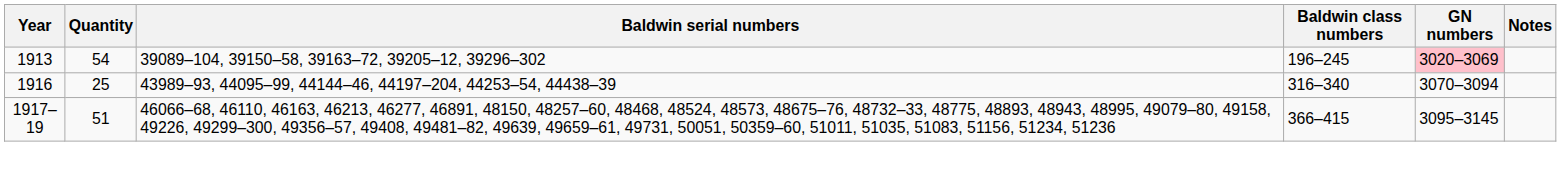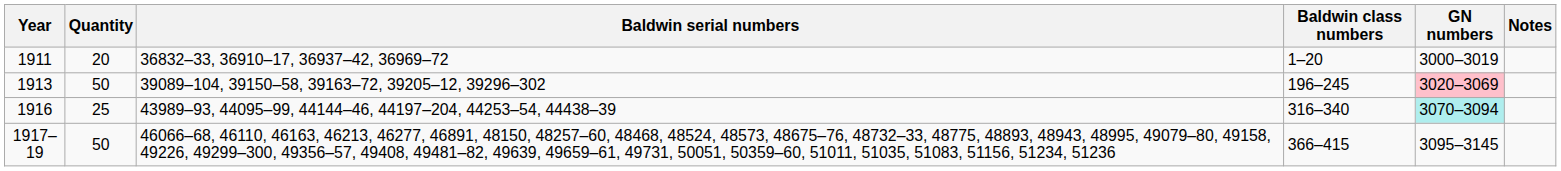+ row: (35, 60)
(101, 60) 54 -> (101, 85) 50
(1459, 85) no background -> (1459, 110) paleturquoise background
(101, 119) 51 -> (101, 144) 50
